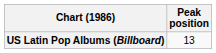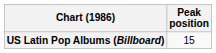(189, 40) 13 -> (189, 40) 15
